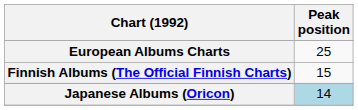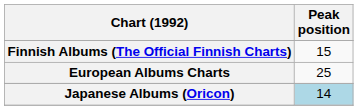rows swapped: (150, 51) <-> (150, 72)
